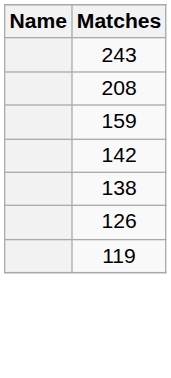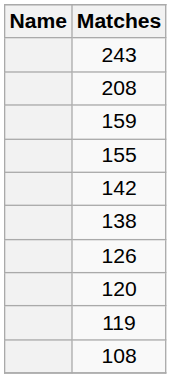+ row: (119, 155)
+ row: (119, 289)
+ row: (119, 356)
